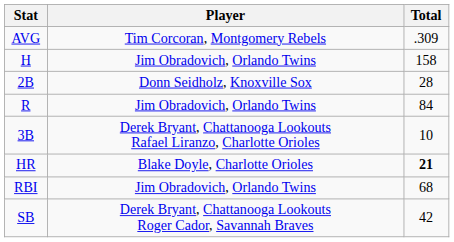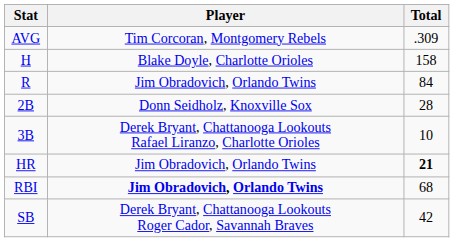(225, 60) Jim Obradovich, Orlando Twins -> (225, 60) Blake Doyle, Charlotte Orioles
rows swapped: (26, 104) <-> (26, 82)
(225, 165) Blake Doyle, Charlotte Orioles -> (225, 165) Jim Obradovich, Orlando Twins
(225, 187) normal -> (225, 187) bold
